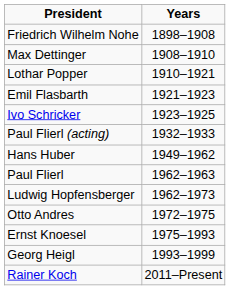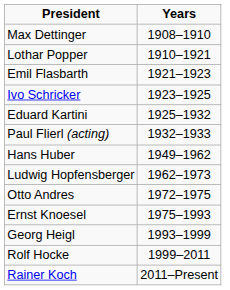- row: (73, 34)
+ row: (47, 114)
- row: (35, 174)
+ row: (38, 255)
